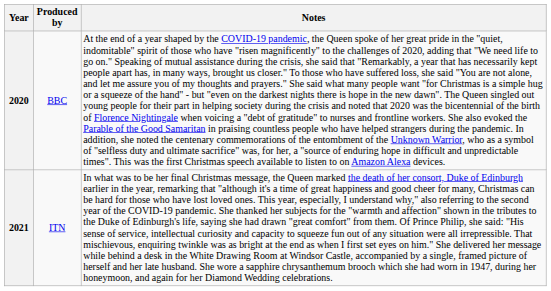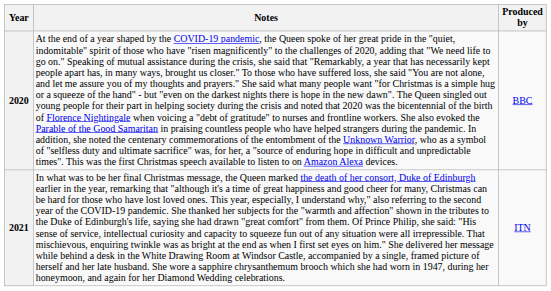columns swapped: (314, 17) <-> (57, 17)
